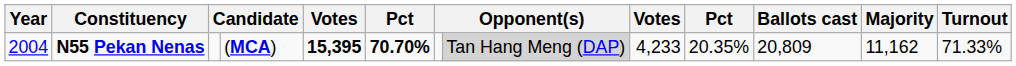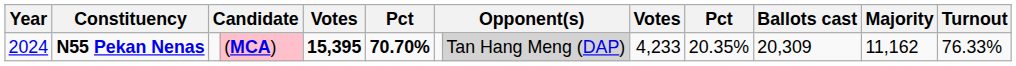(28, 47) 2004 -> (28, 47) 2024
(250, 47) no background -> (250, 47) pink background
(785, 47) 20,809 -> (785, 47) 20,309
(972, 47) 71.33% -> (972, 47) 76.33%
